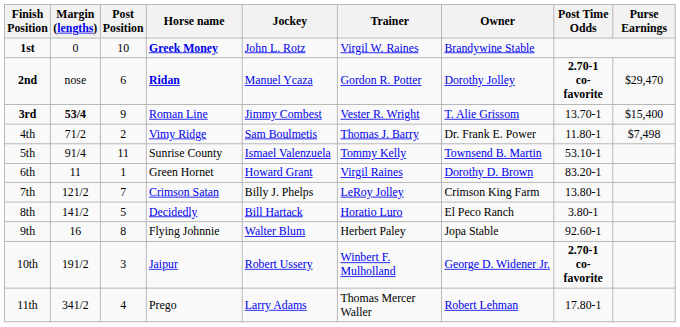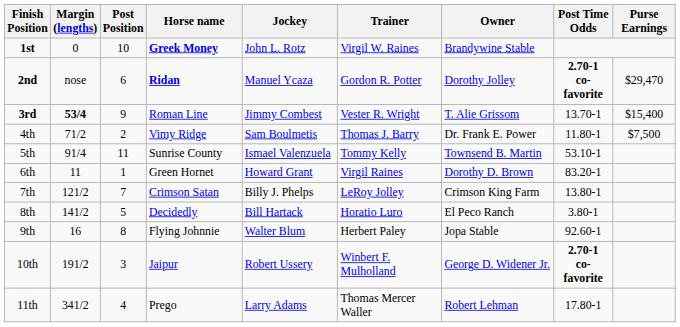(644, 134) $7,498 -> (644, 134) $7,500
